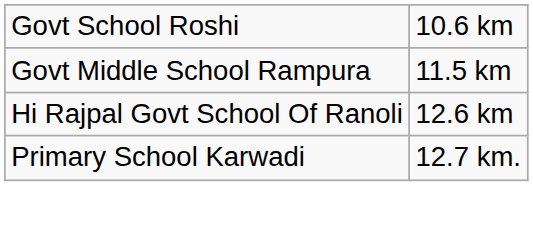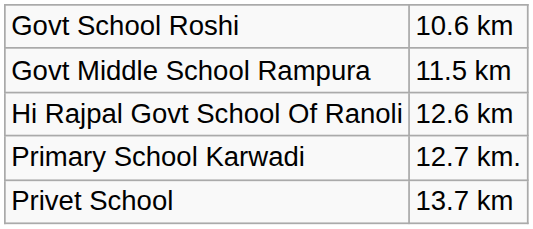+ row: (92, 200)
